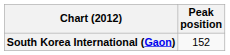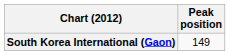(201, 42) 152 -> (201, 42) 149
